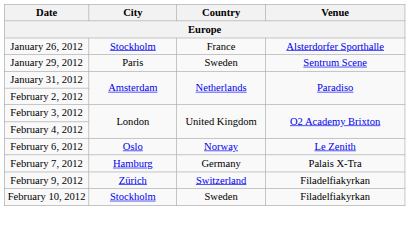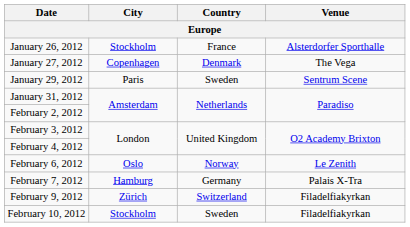+ row: (46, 63)
